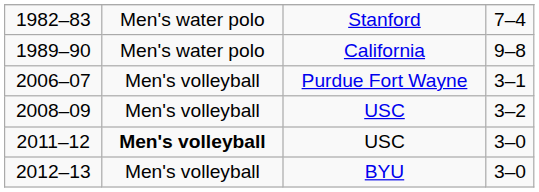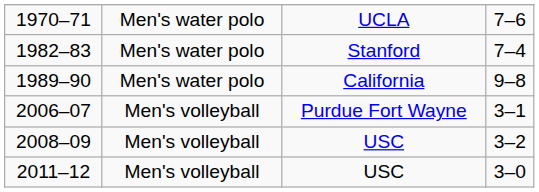+ row: (53, 19)
(192, 141) bold -> (192, 171) normal
- row: (53, 171)
